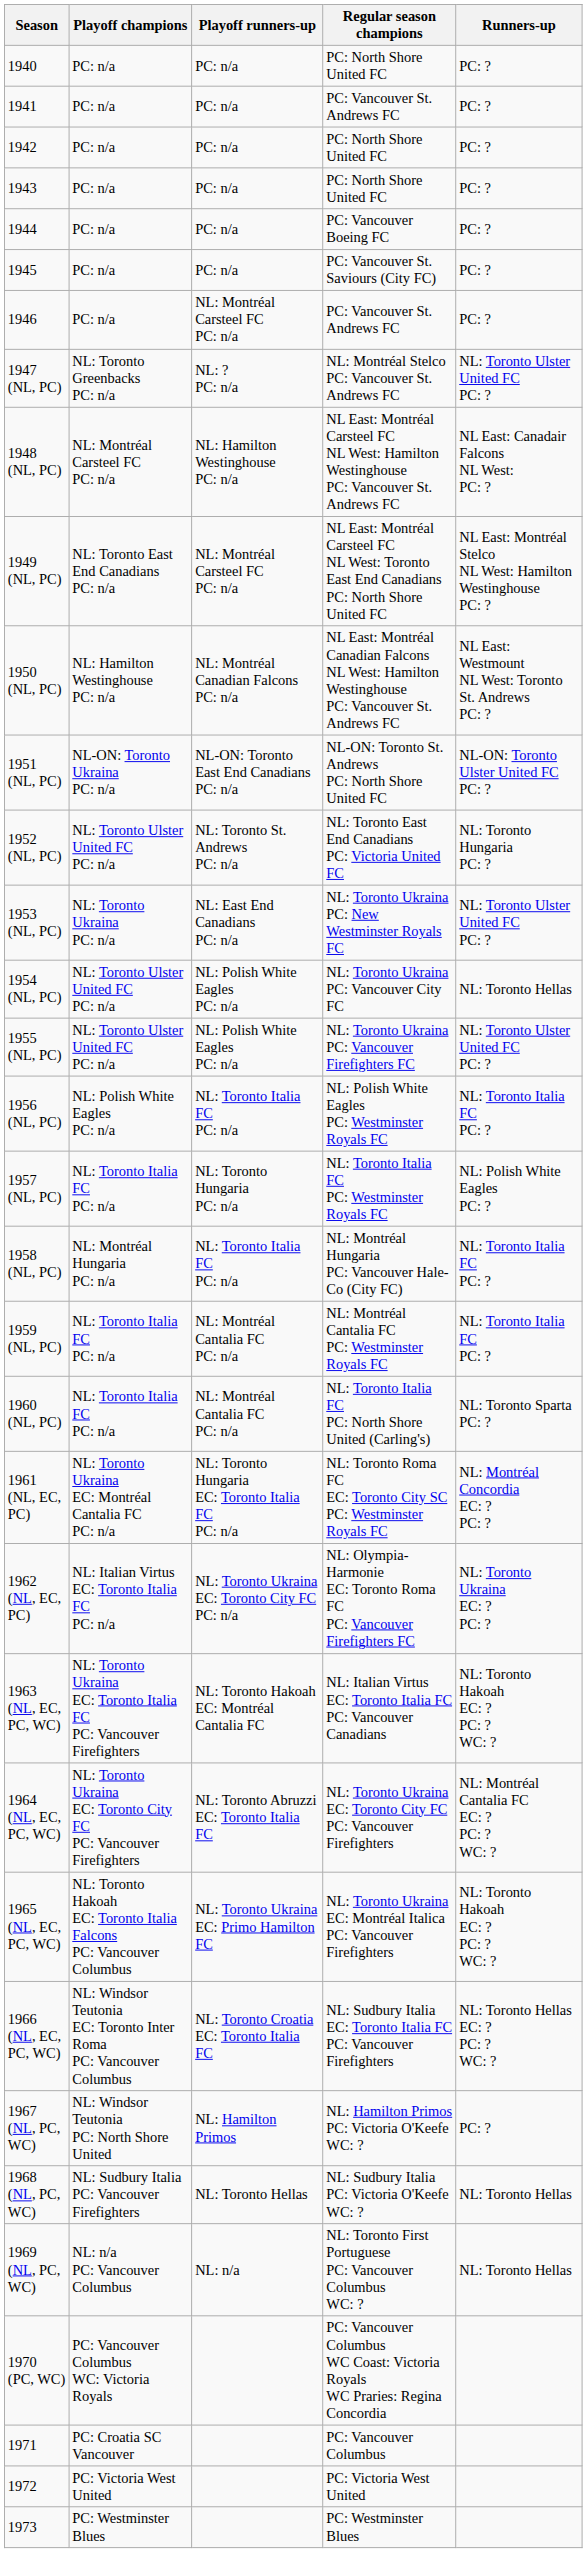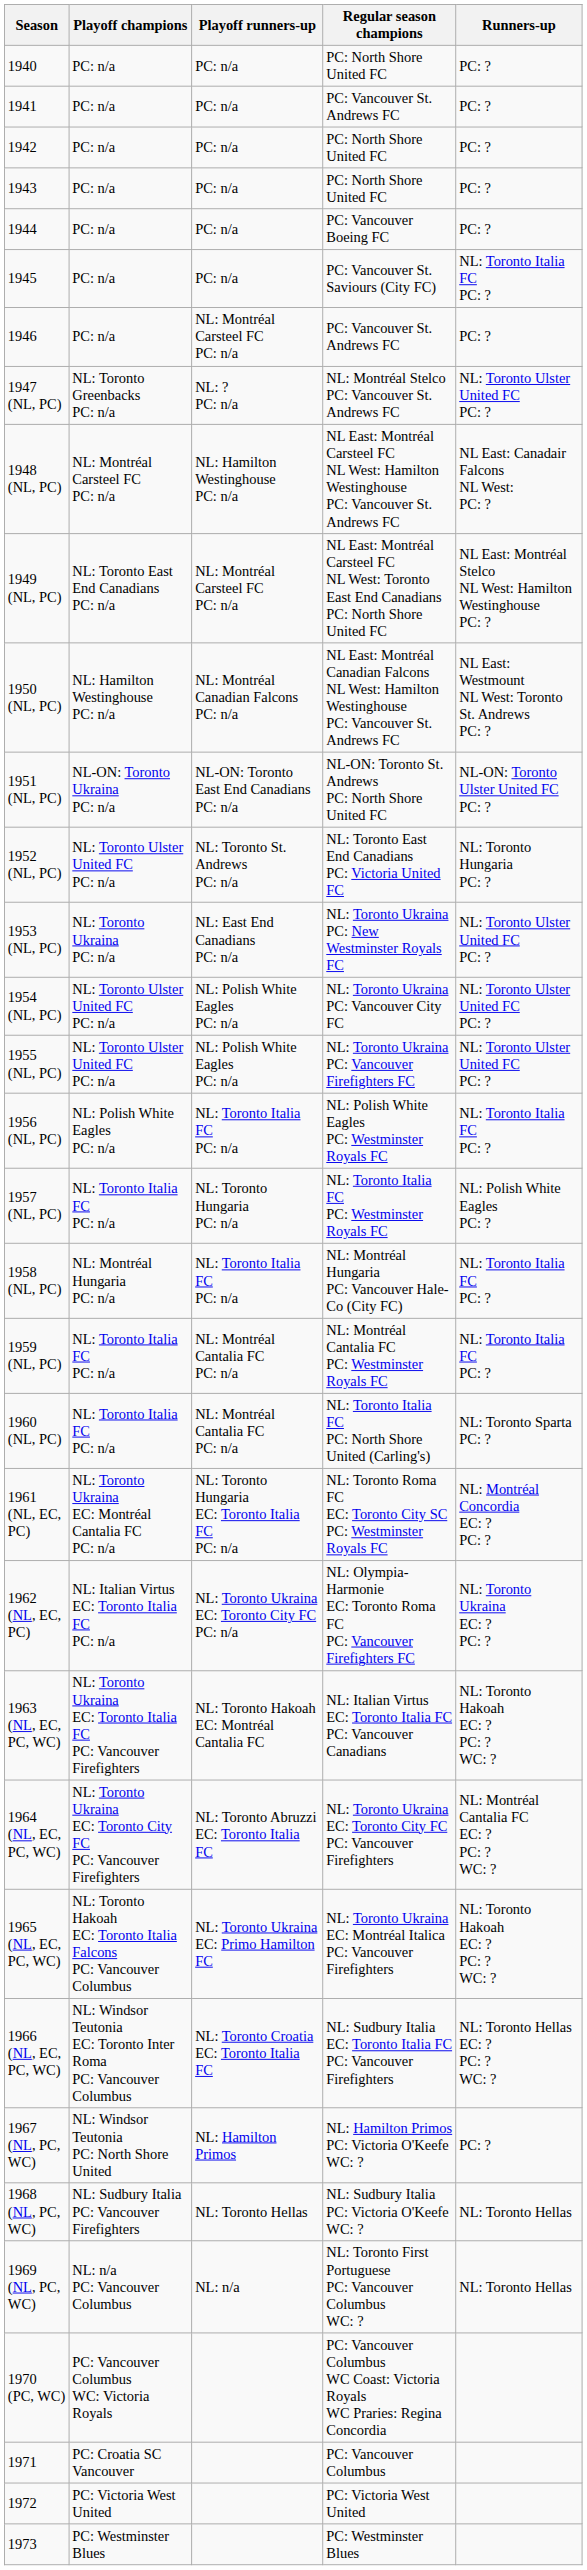(475, 270) PC: ? -> (512, 279) NL: Toronto Italia FC PC: ?
(515, 989) NL: Toronto Hellas -> (515, 1006) NL: Toronto Ulster United FC PC: ?
